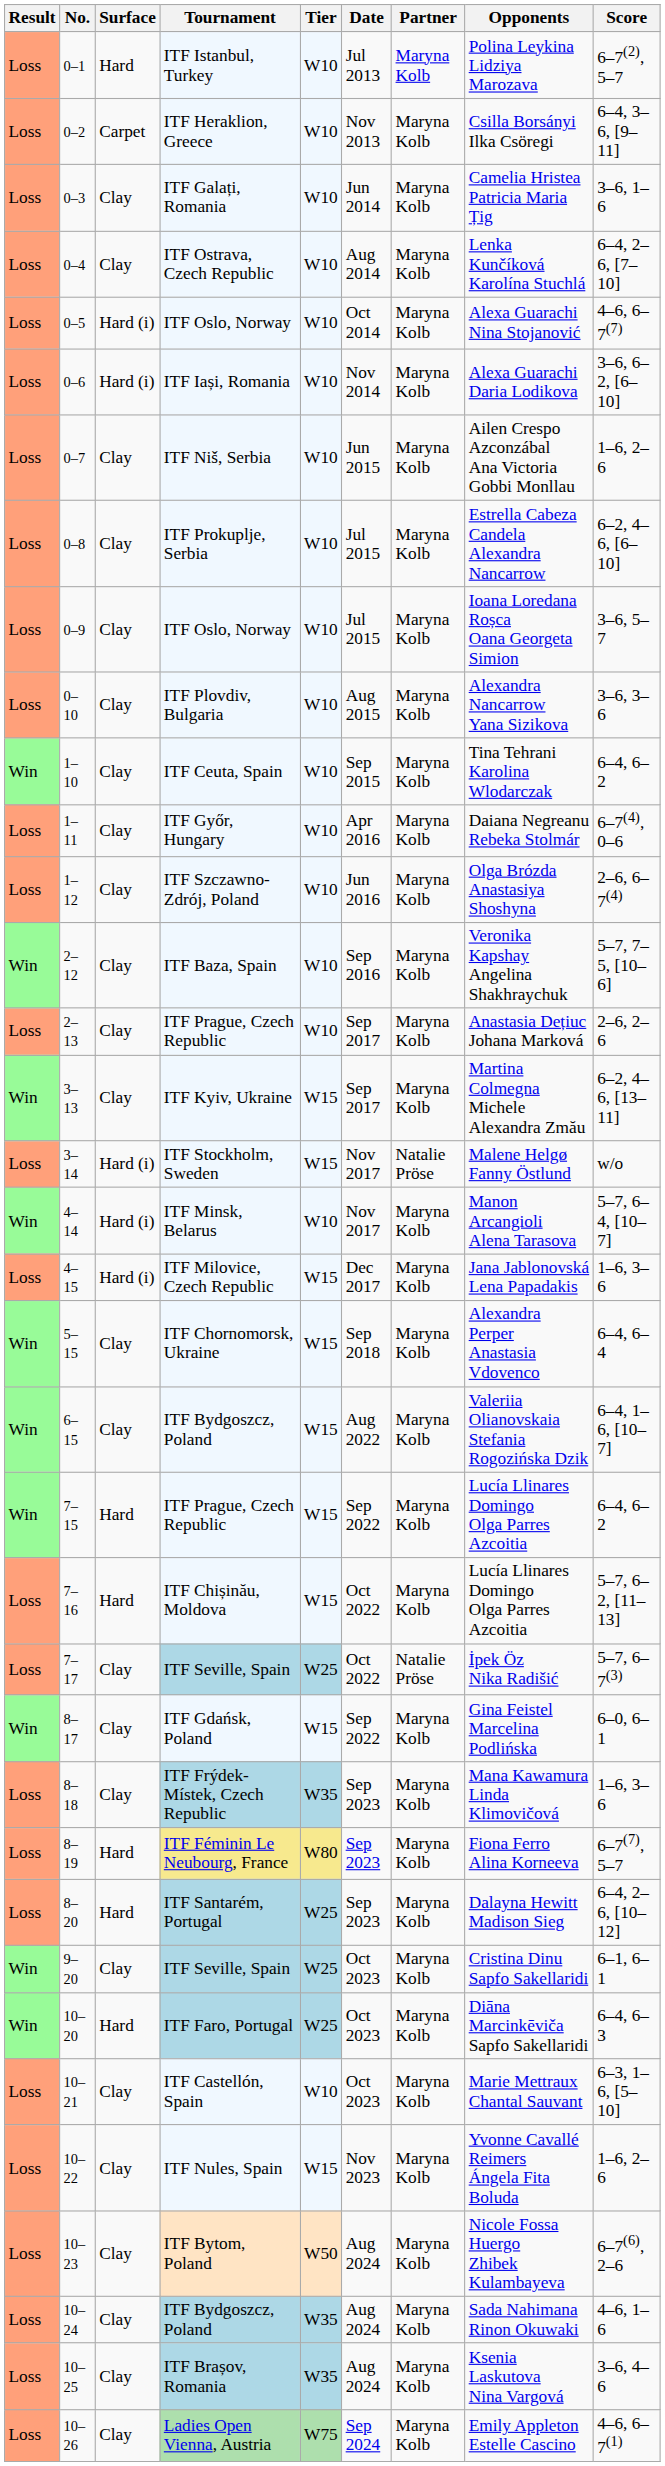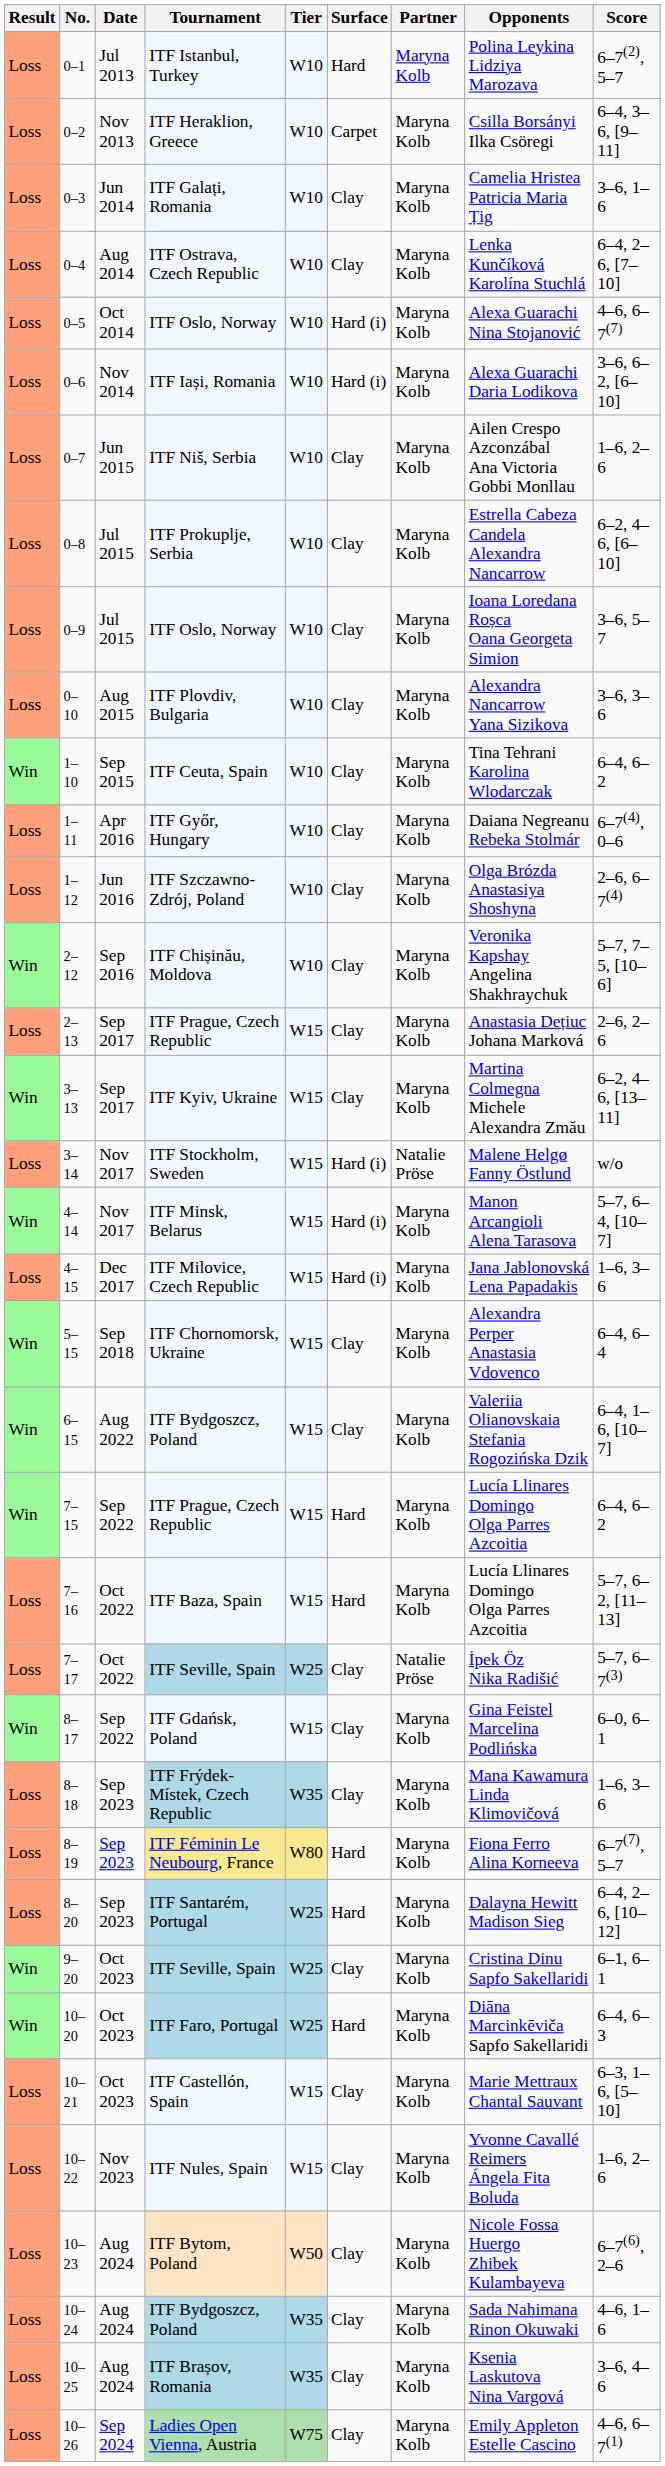columns swapped: (367, 18) <-> (128, 18)
(220, 965) ITF Baza, Spain -> (197, 965) ITF Chișinău, Moldova
(321, 1031) W10 -> (306, 1031) W15
(321, 1220) W10 -> (306, 1220) W15
(212, 1600) ITF Chișinău, Moldova -> (206, 1600) ITF Baza, Spain
(321, 2091) W10 -> (306, 2091) W15
